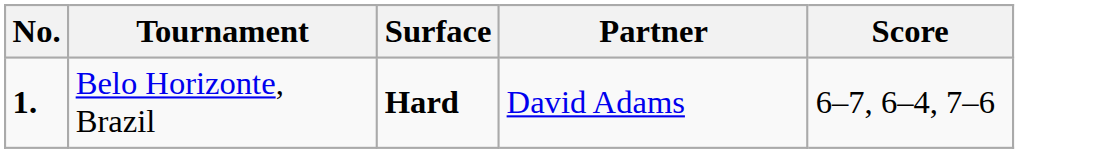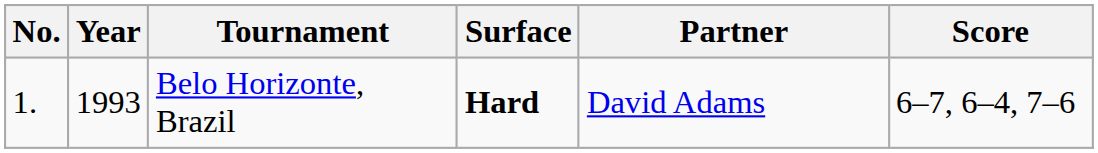+ column: (108, 30)
(25, 102) bold -> (25, 102) normal
